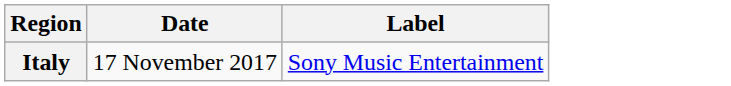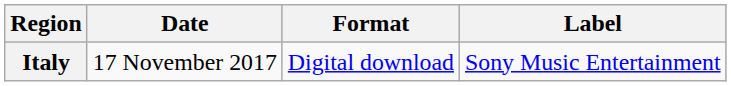+ column: (371, 23)
